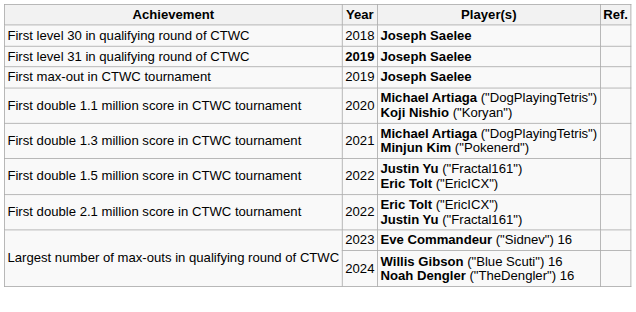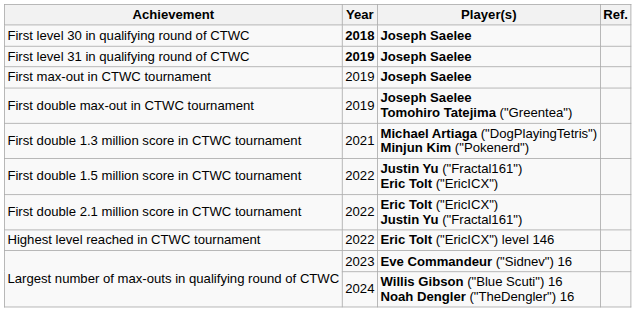(360, 35) normal -> (360, 35) bold
+ row: (131, 105)
- row: (154, 105)
+ row: (134, 240)
